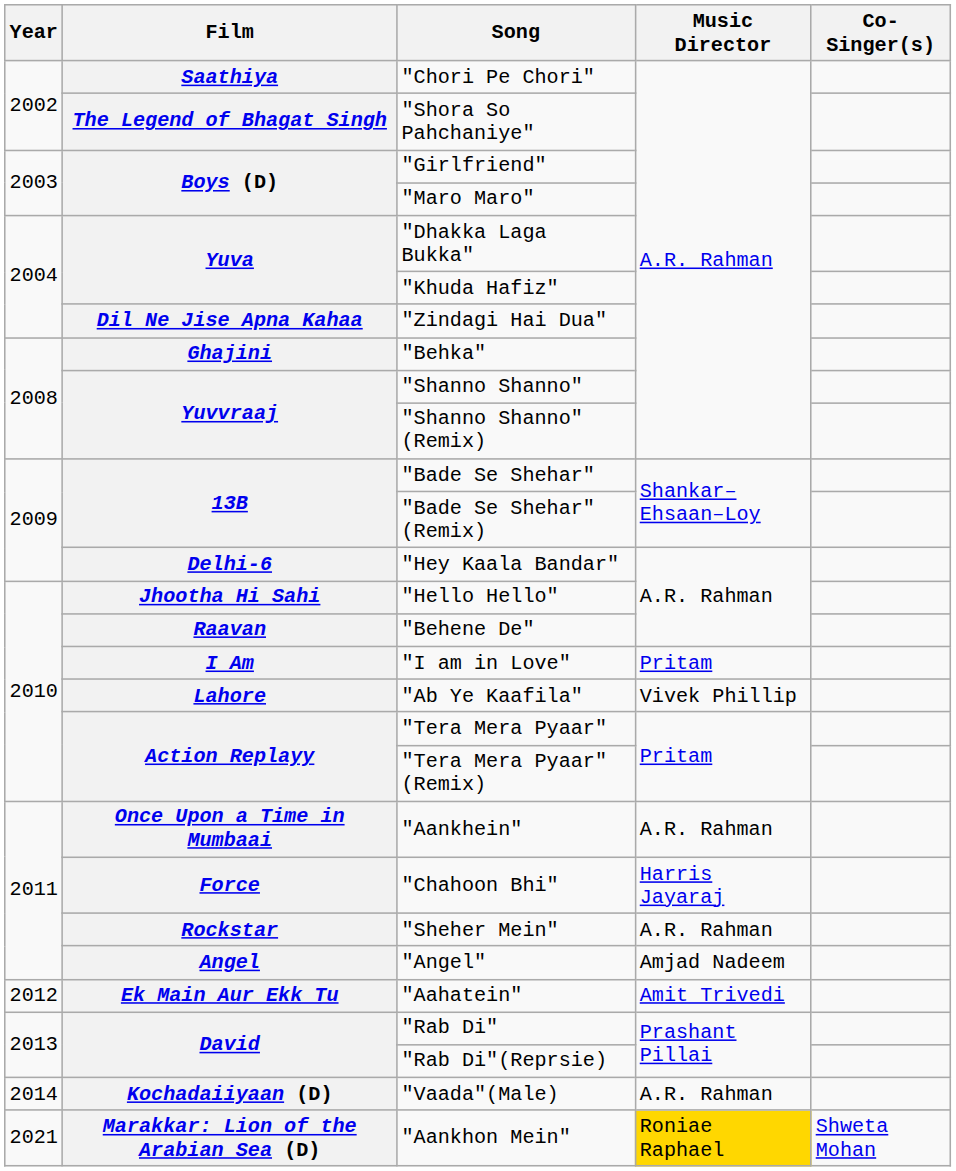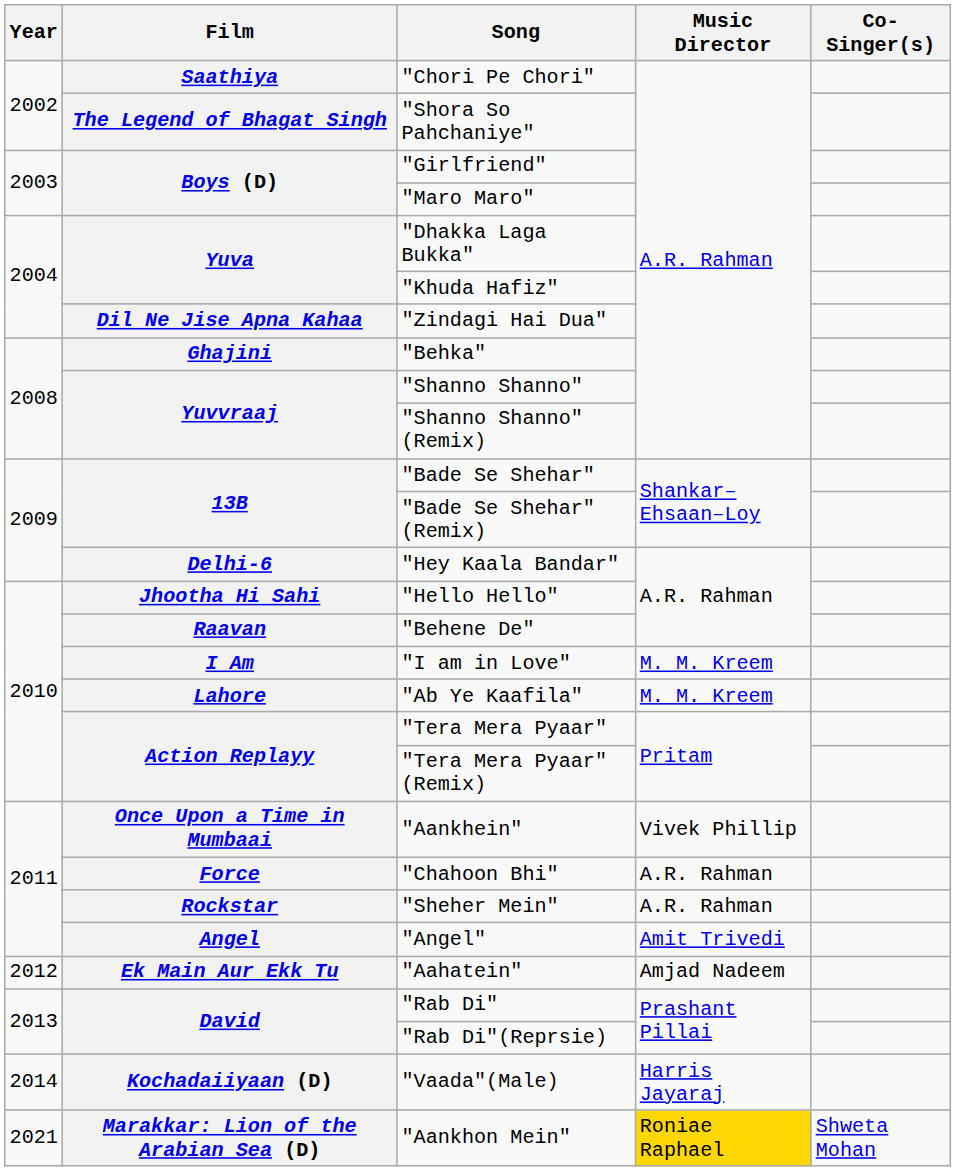(676, 663) Pritam -> (706, 663) M. M. Kreem
(718, 696) Vivek Phillip -> (706, 696) M. M. Kreem
(706, 829) A.R. Rahman -> (718, 829) Vivek Phillip
(682, 885) Harris Jayaraj -> (706, 874) A.R. Rahman
(712, 963) Amjad Nadeem -> (712, 939) Amit Trivedi
(712, 995) Amit Trivedi -> (712, 972) Amjad Nadeem
(706, 1094) A.R. Rahman -> (682, 1082) Harris Jayaraj
